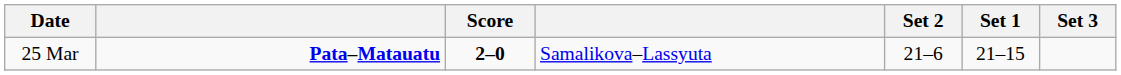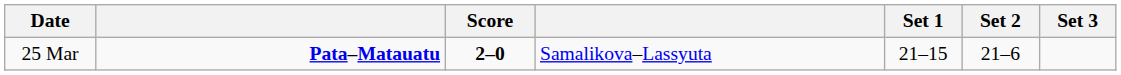columns swapped: (1000, 21) <-> (923, 21)
